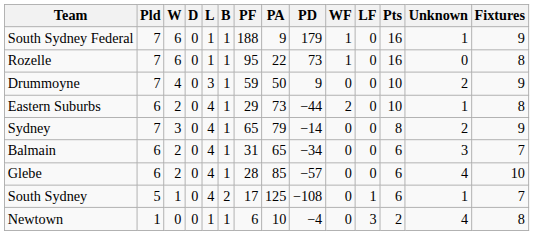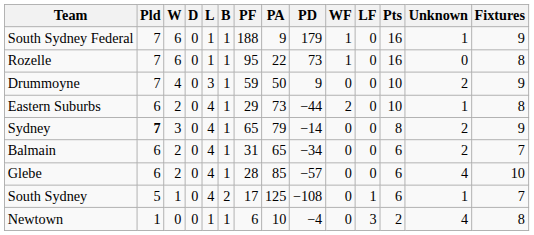(157, 128) normal -> (157, 128) bold
(464, 151) 3 -> (464, 151) 2
